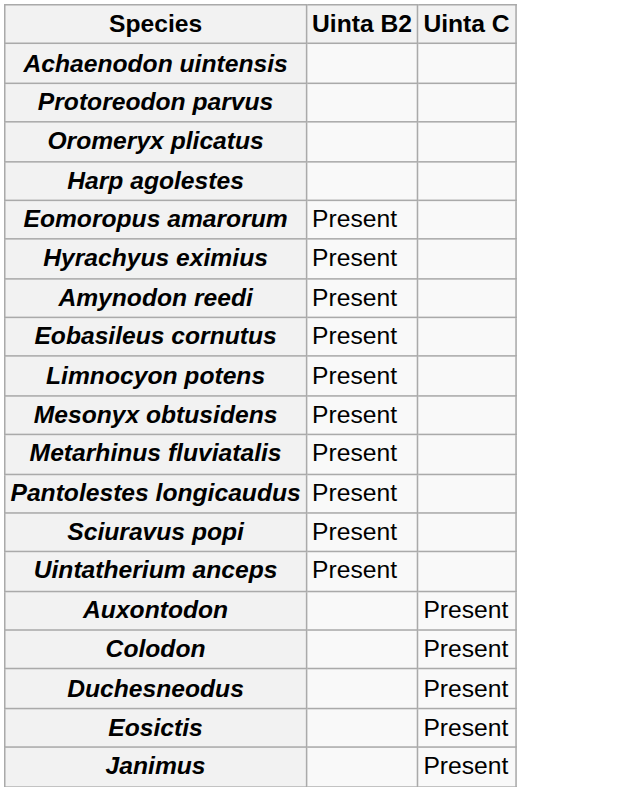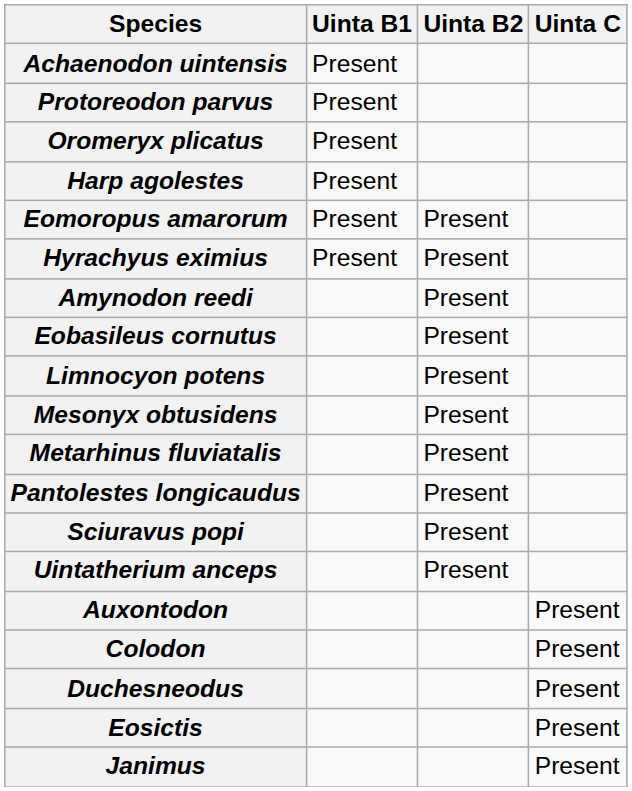+ column: (362, 24)
